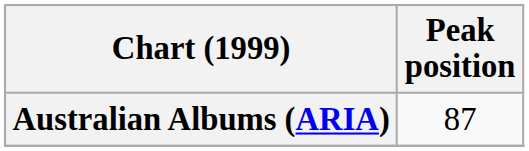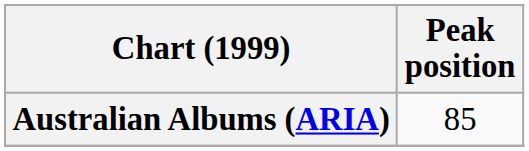(460, 118) 87 -> (460, 118) 85
